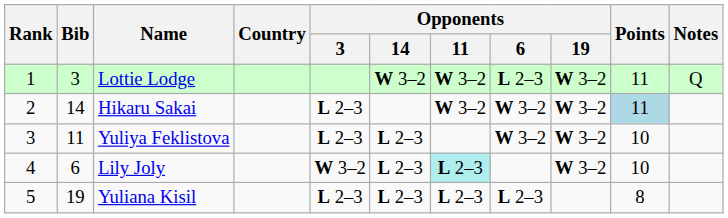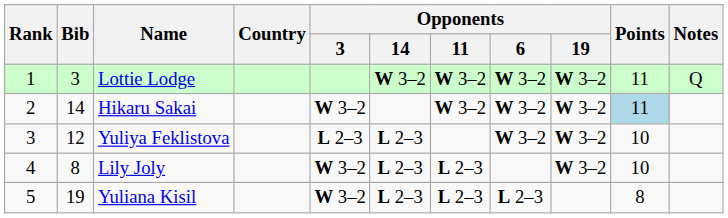(520, 78) L 2–3 -> (520, 78) W 3–2
(340, 108) L 2–3 -> (340, 108) W 3–2
(75, 138) 11 -> (75, 138) 12
(75, 167) 6 -> (75, 167) 8
(460, 167) paleturquoise background -> (460, 167) no background
(340, 197) L 2–3 -> (340, 197) W 3–2
